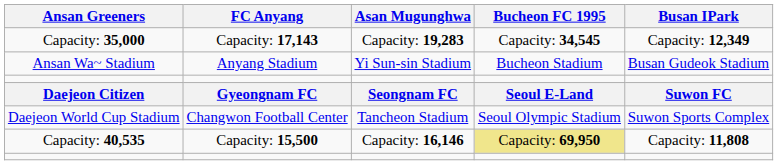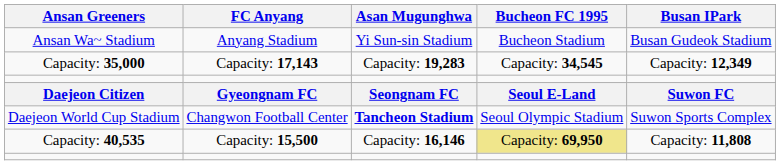rows swapped: (94, 63) <-> (94, 39)
(413, 117) normal -> (414, 117) bold
